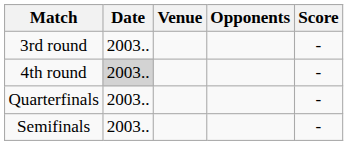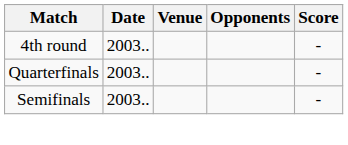- row: (54, 45)
(128, 72) lightgrey background -> (128, 45) no background
